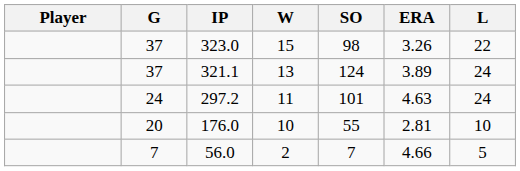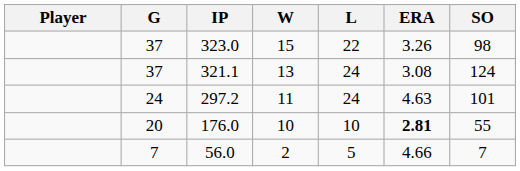columns swapped: (483, 17) <-> (351, 17)
(417, 71) 3.89 -> (417, 71) 3.08
(417, 125) normal -> (417, 125) bold
